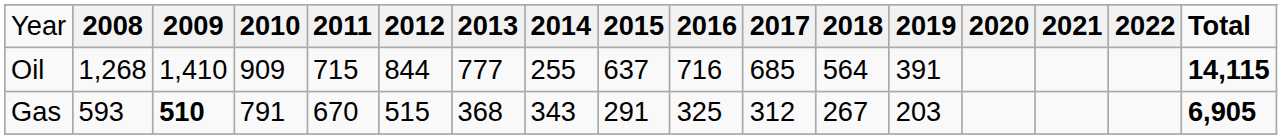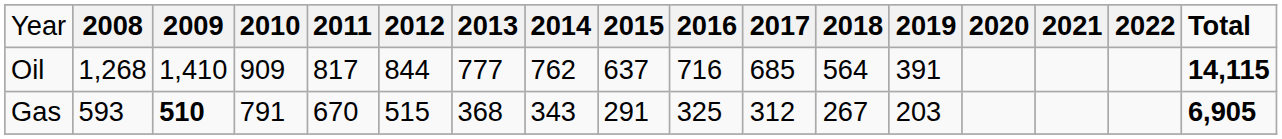(336, 69) 715 -> (336, 69) 817
(553, 69) 255 -> (553, 69) 762
